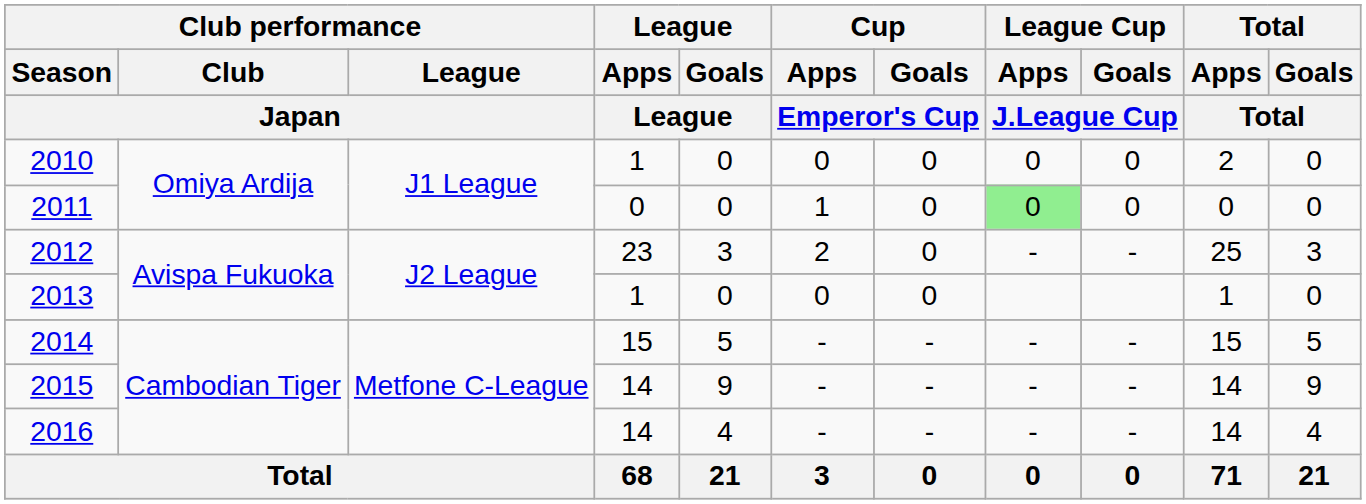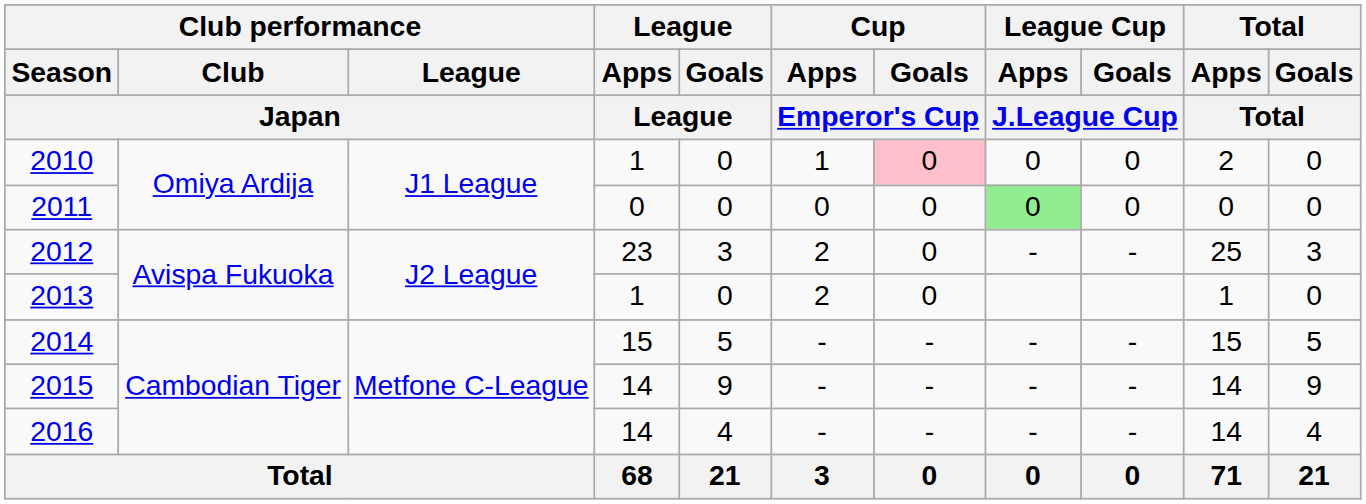(822, 161) 0 -> (822, 161) 1
(929, 161) no background -> (929, 161) pink background
(822, 206) 1 -> (822, 206) 0
(822, 296) 0 -> (822, 296) 2
